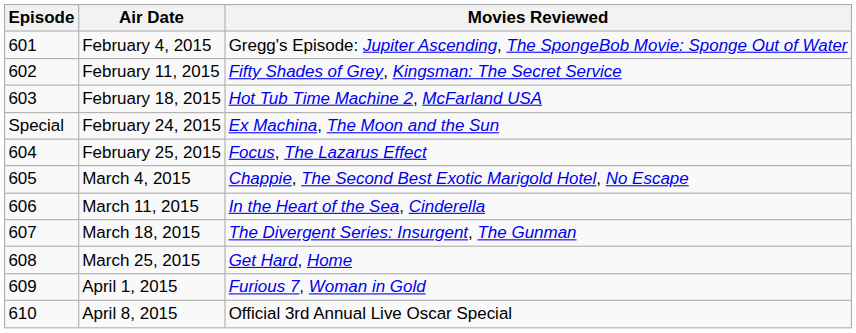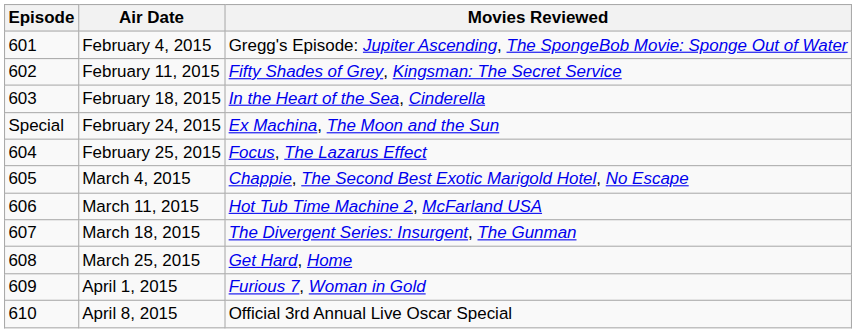(385, 98) Hot Tub Time Machine 2, McFarland USA -> (357, 98) In the Heart of the Sea, Cinderella
(357, 206) In the Heart of the Sea, Cinderella -> (385, 206) Hot Tub Time Machine 2, McFarland USA
